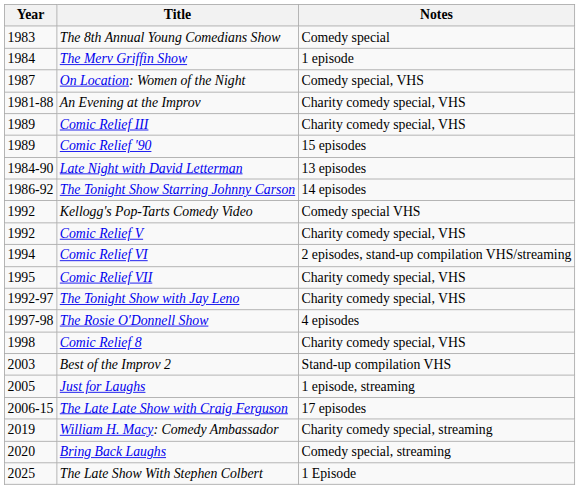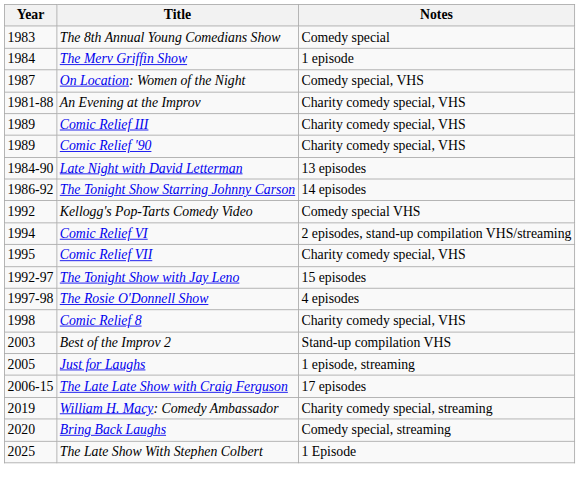(334, 146) 15 episodes -> (384, 146) Charity comedy special, VHS
- row: (101, 233)
(384, 299) Charity comedy special, VHS -> (334, 277) 15 episodes
